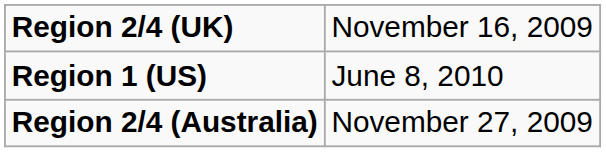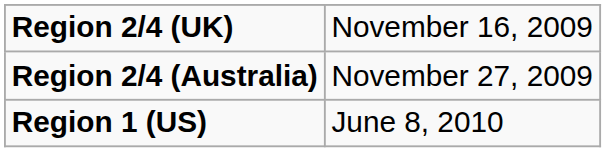rows swapped: (165, 122) <-> (109, 75)
